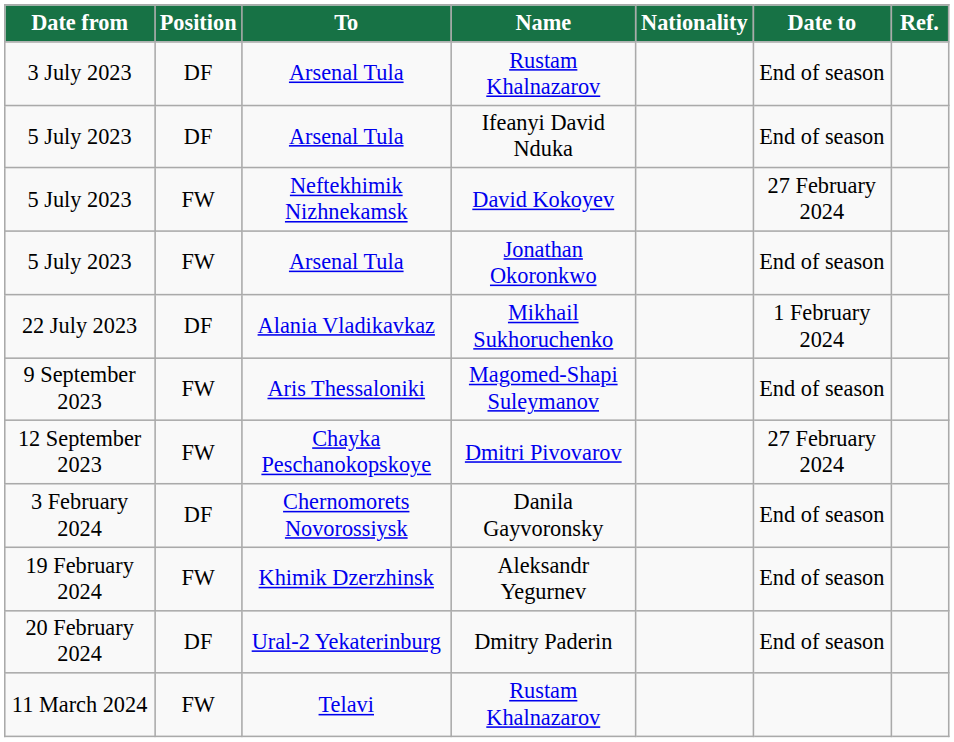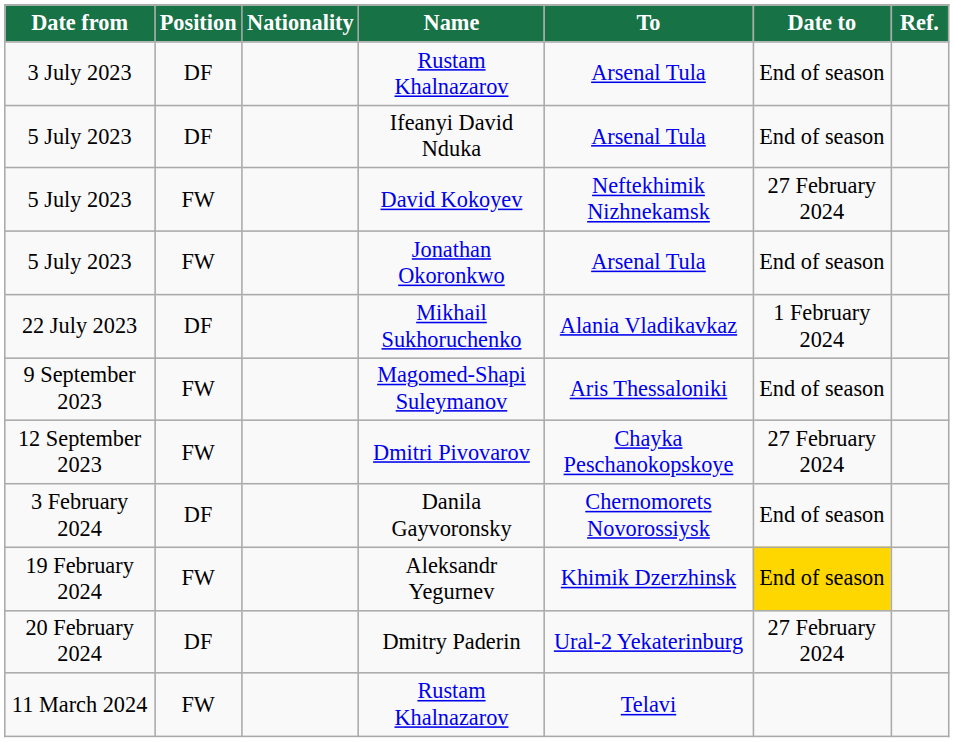columns swapped: (694, 23) <-> (346, 23)
(822, 578) no background -> (822, 578) gold background
(822, 641) End of season -> (822, 641) 27 February 2024
